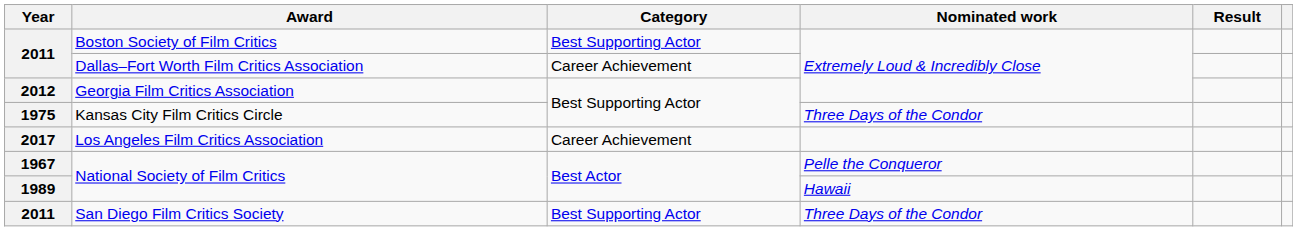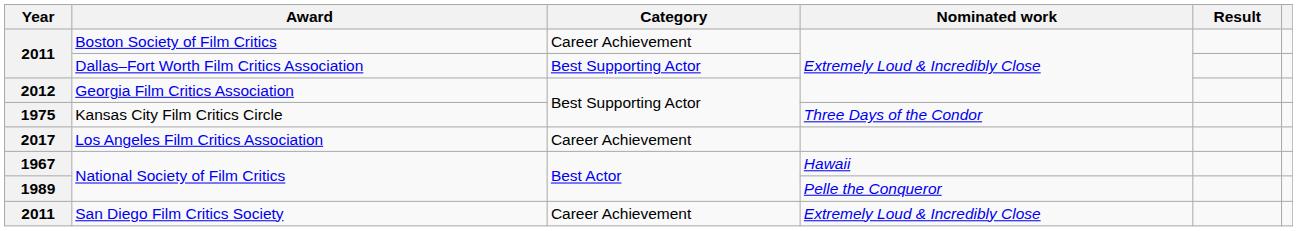(626, 42) Best Supporting Actor -> (621, 42) Career Achievement
(621, 66) Career Achievement -> (626, 66) Best Supporting Actor
(873, 164) Pelle the Conqueror -> (827, 164) Hawaii
(827, 189) Hawaii -> (873, 189) Pelle the Conqueror
(626, 213) Best Supporting Actor -> (621, 213) Career Achievement
(893, 213) Three Days of the Condor -> (922, 213) Extremely Loud & Incredibly Close
